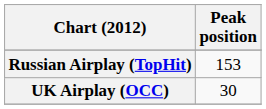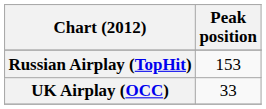(228, 90) 30 -> (228, 90) 33
